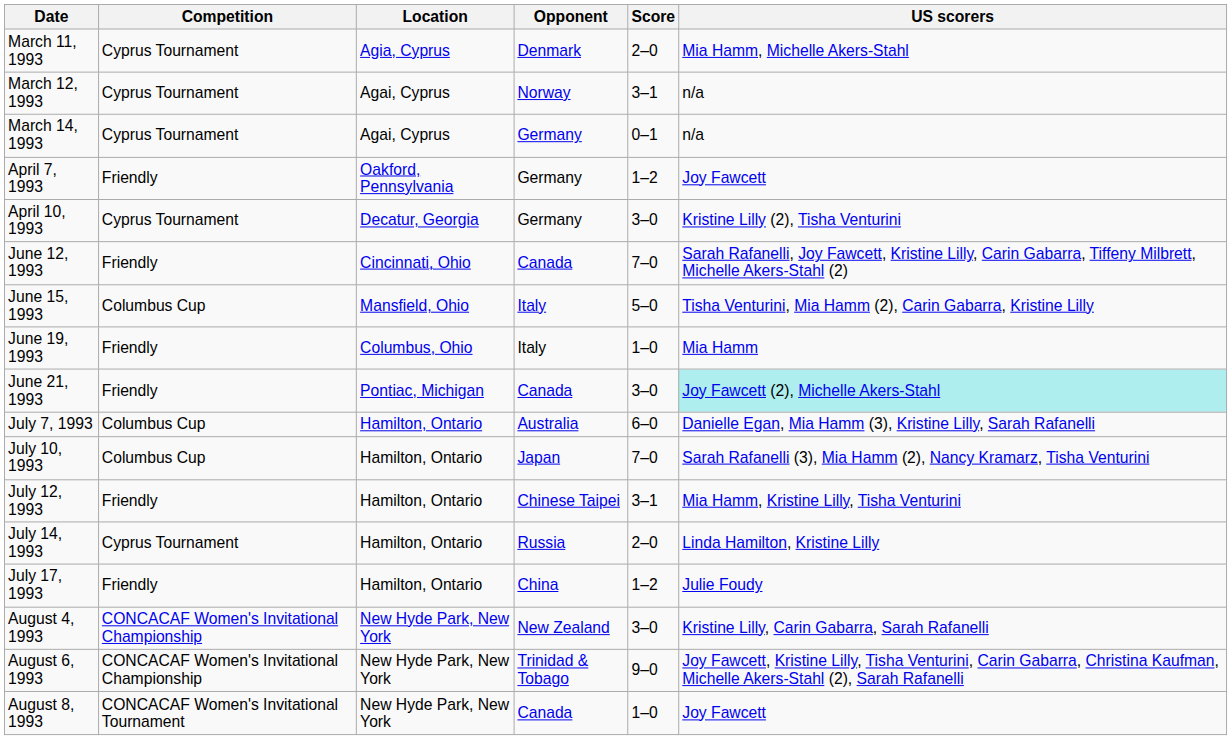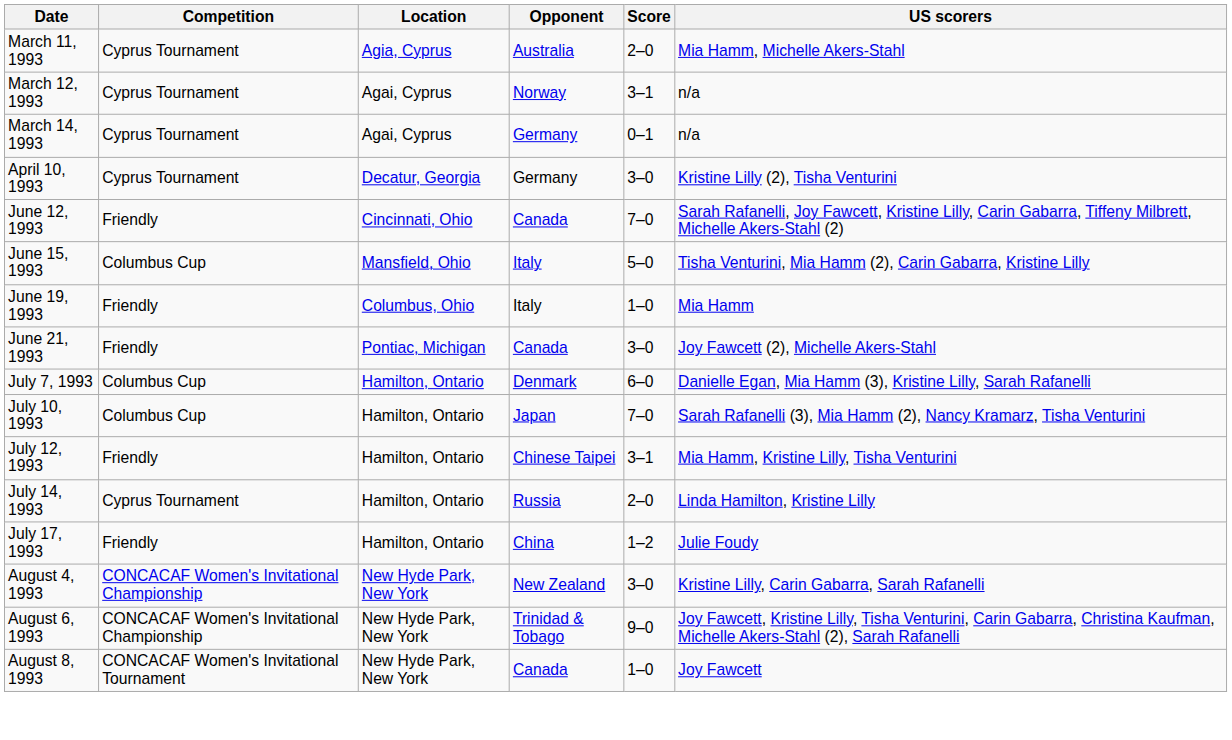(549, 50) Denmark -> (543, 50) Australia
- row: (33, 178)
(811, 390) paleturquoise background -> (807, 348) no background
(548, 424) Australia -> (545, 381) Denmark
